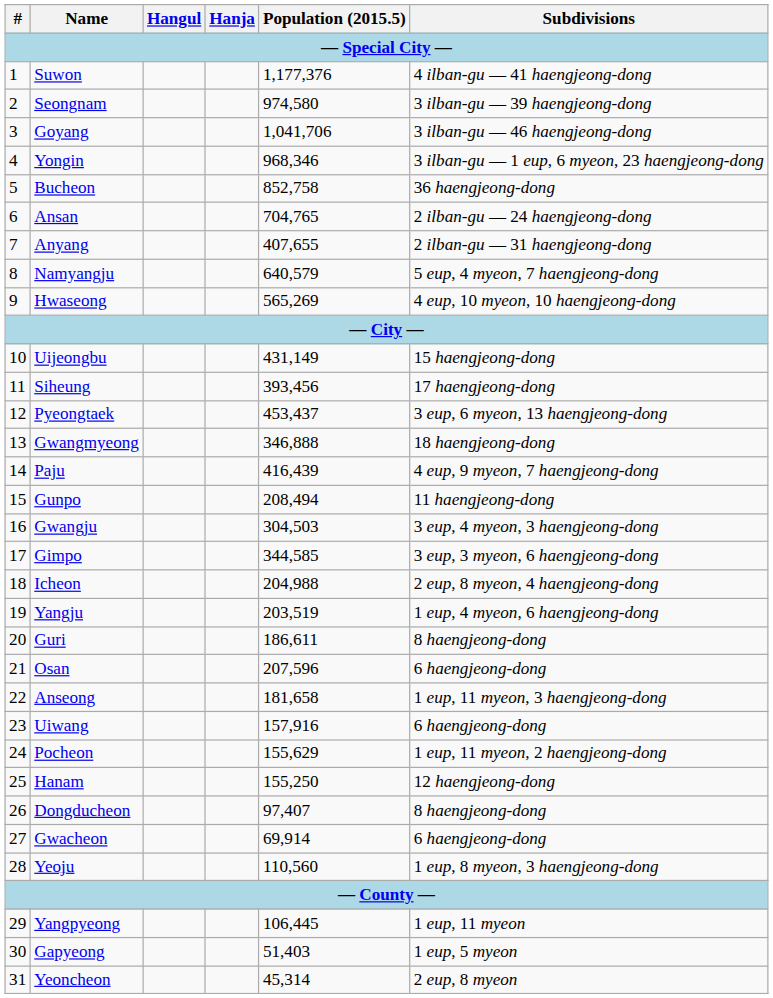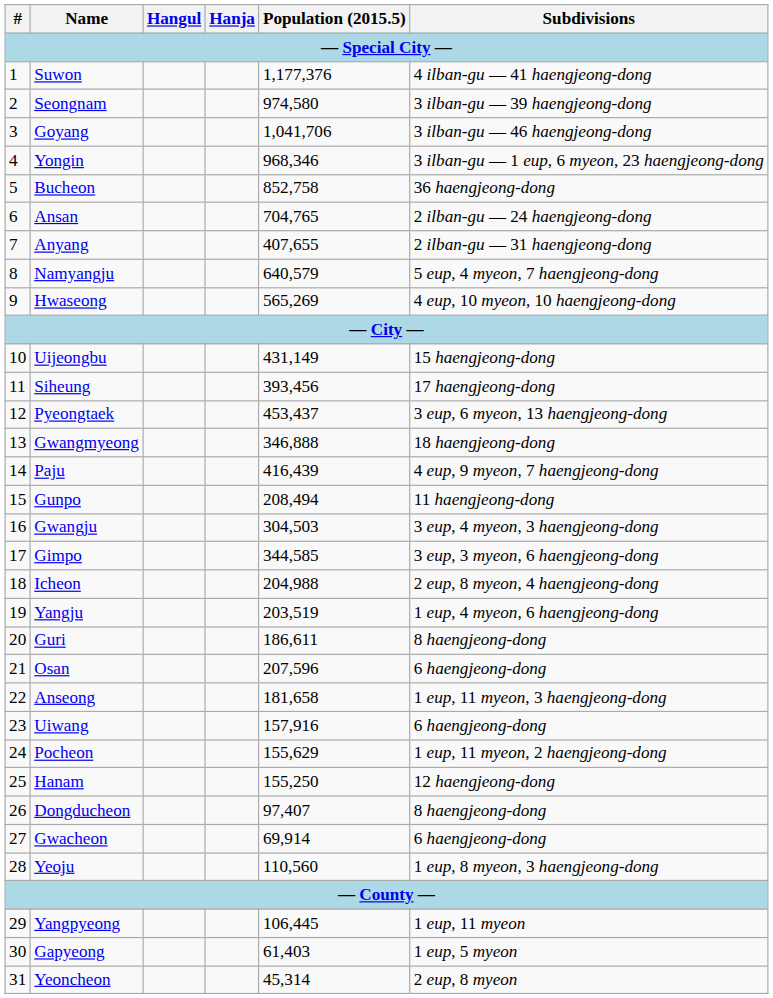(287, 951) 51,403 -> (287, 951) 61,403
